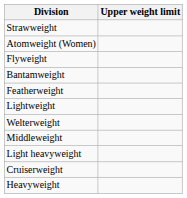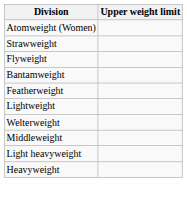rows swapped: (51, 43) <-> (32, 28)
- row: (35, 169)
